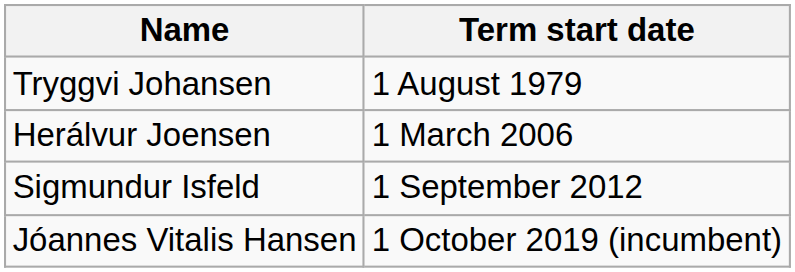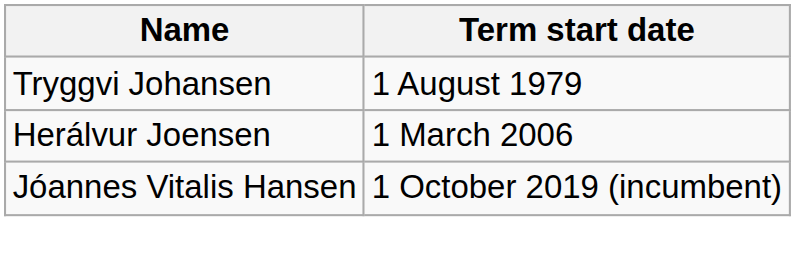- row: (136, 187)
